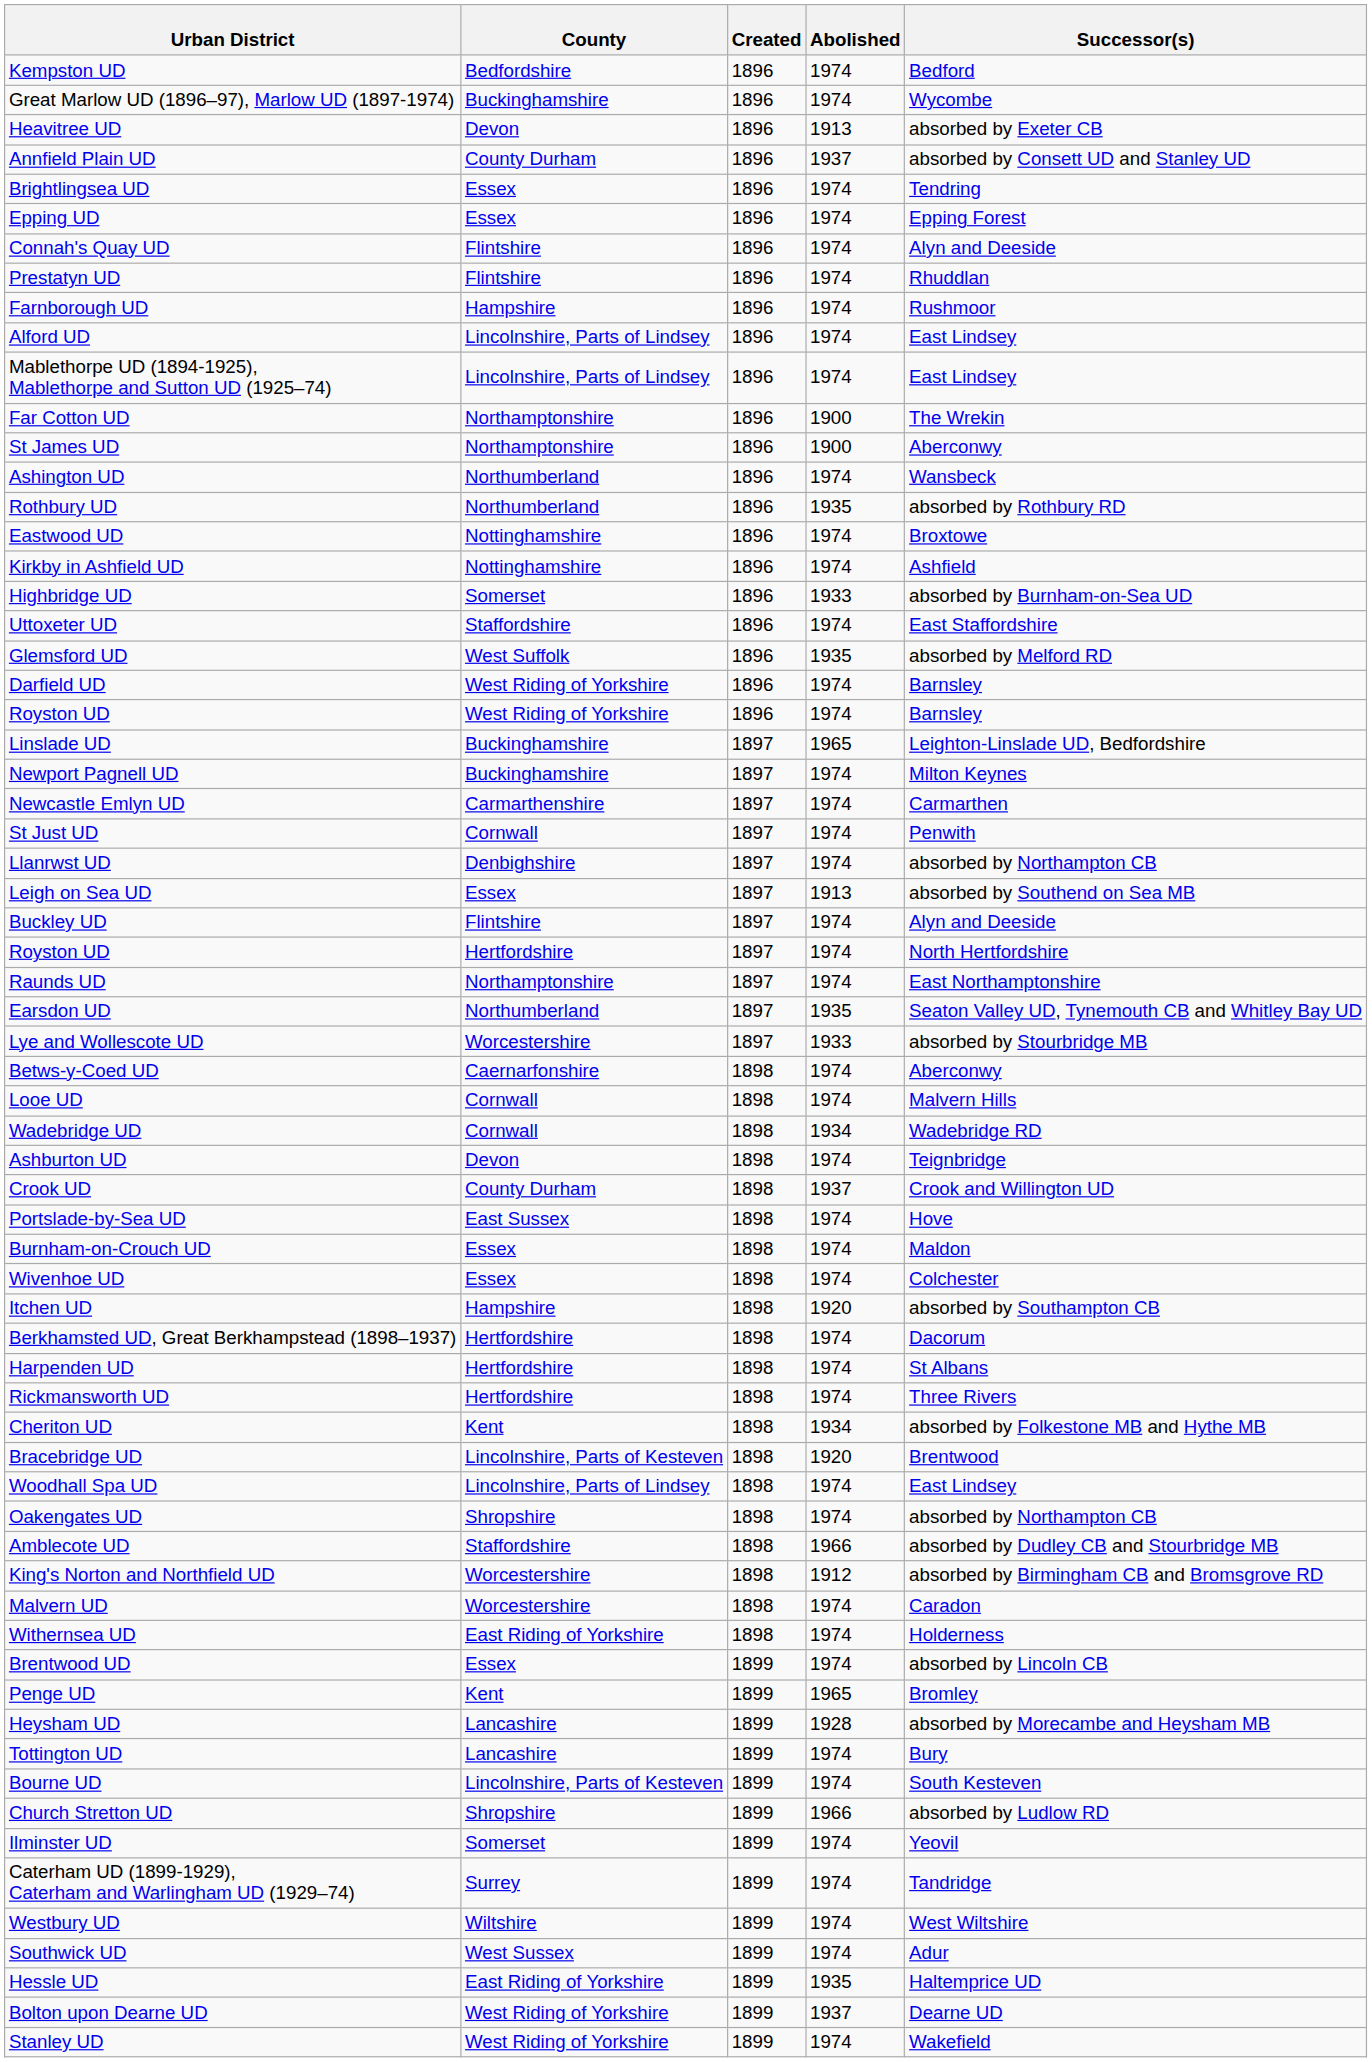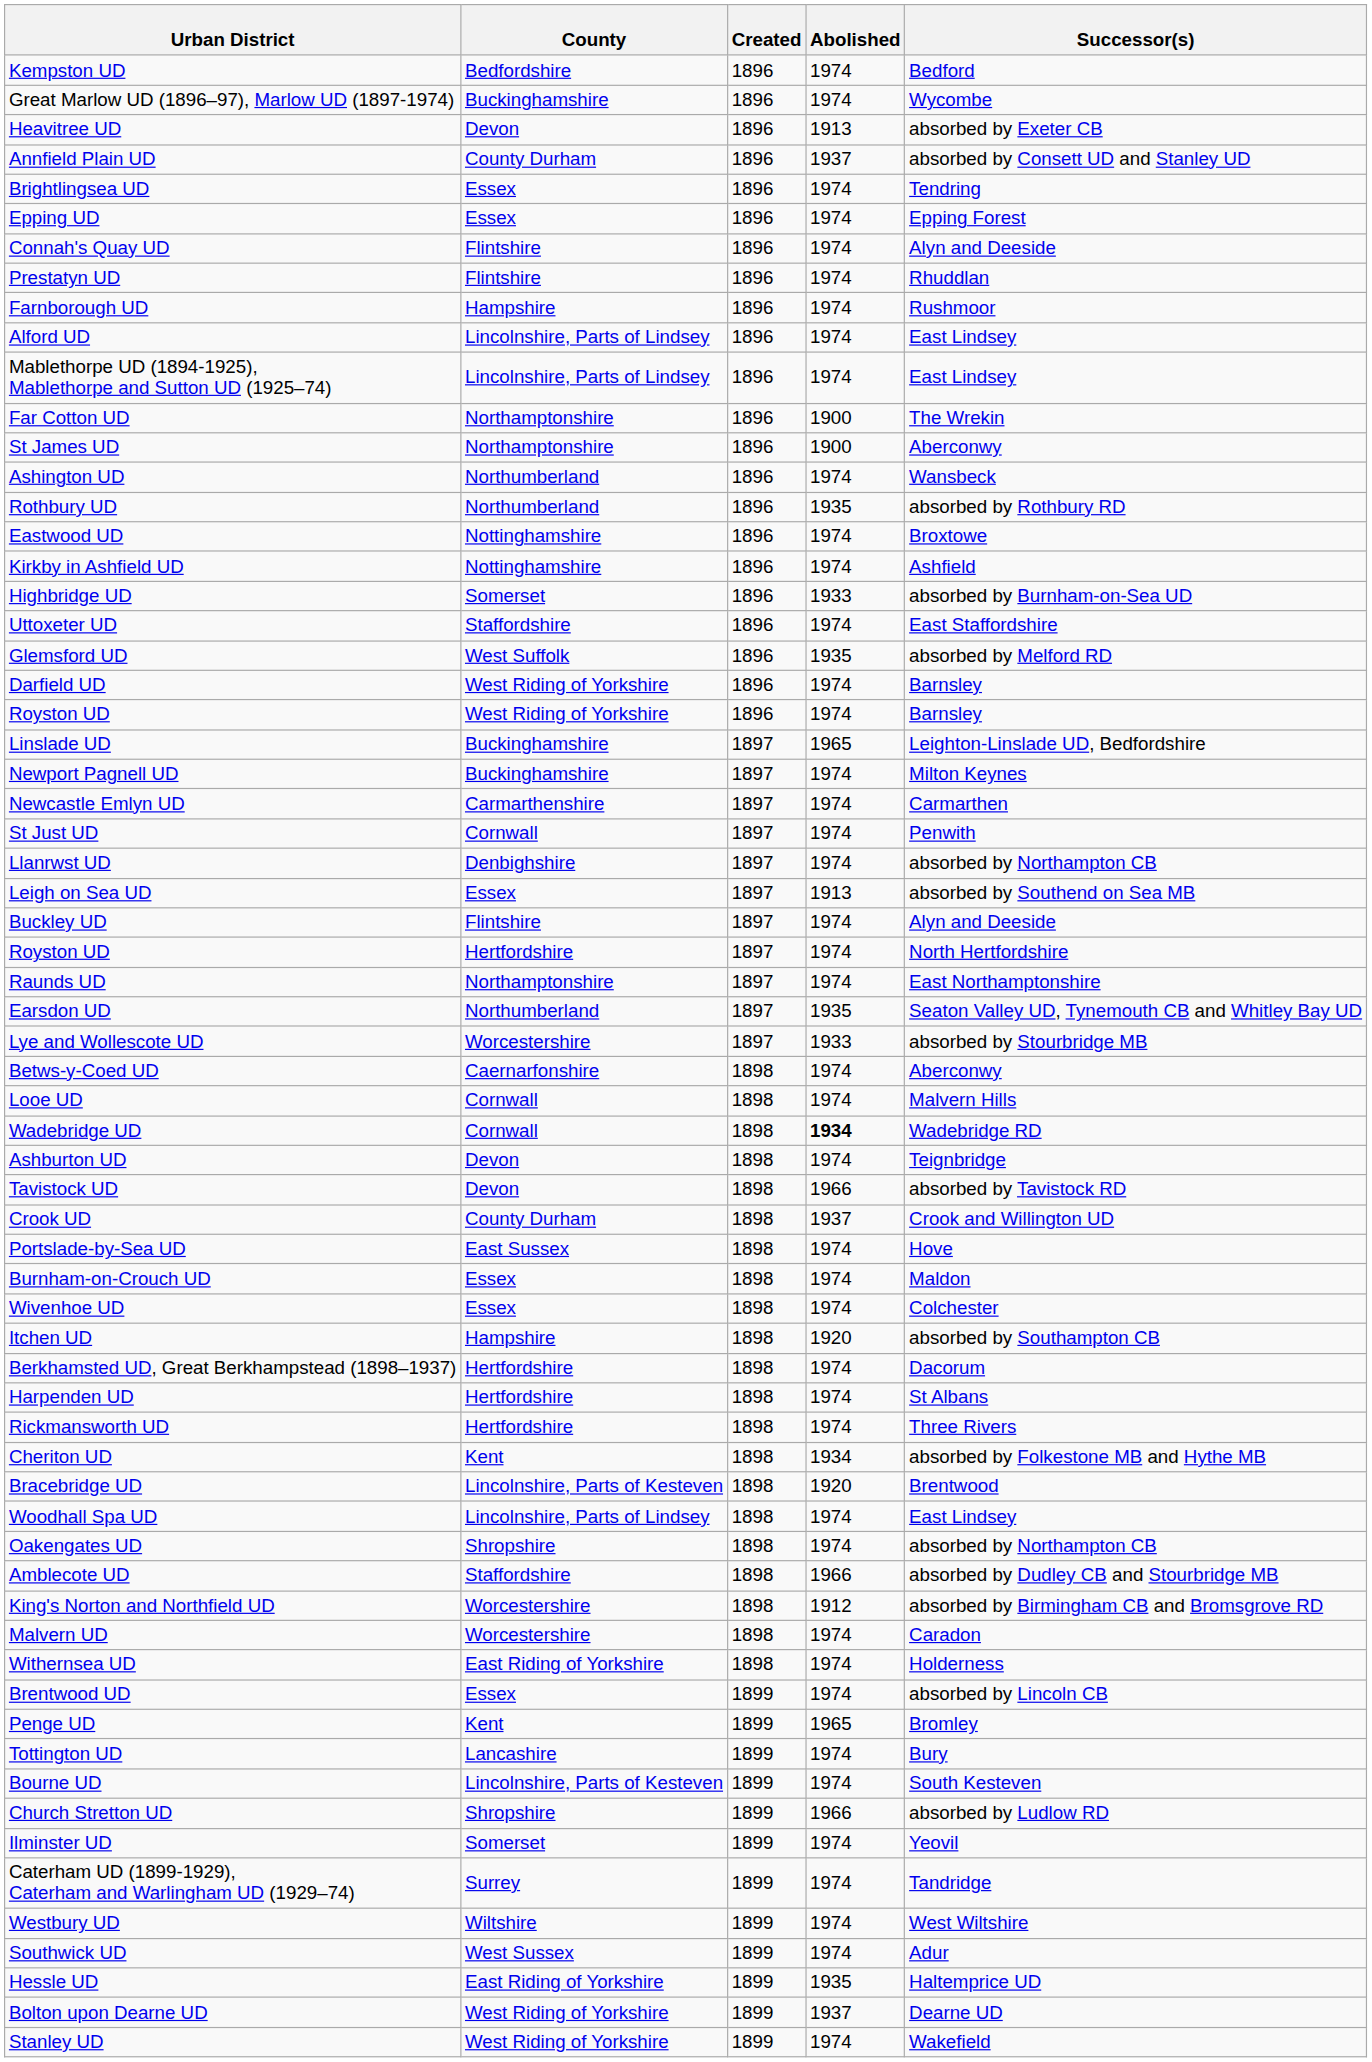(831, 1130) normal -> (831, 1130) bold
+ row: (64, 1189)
- row: (65, 1724)
